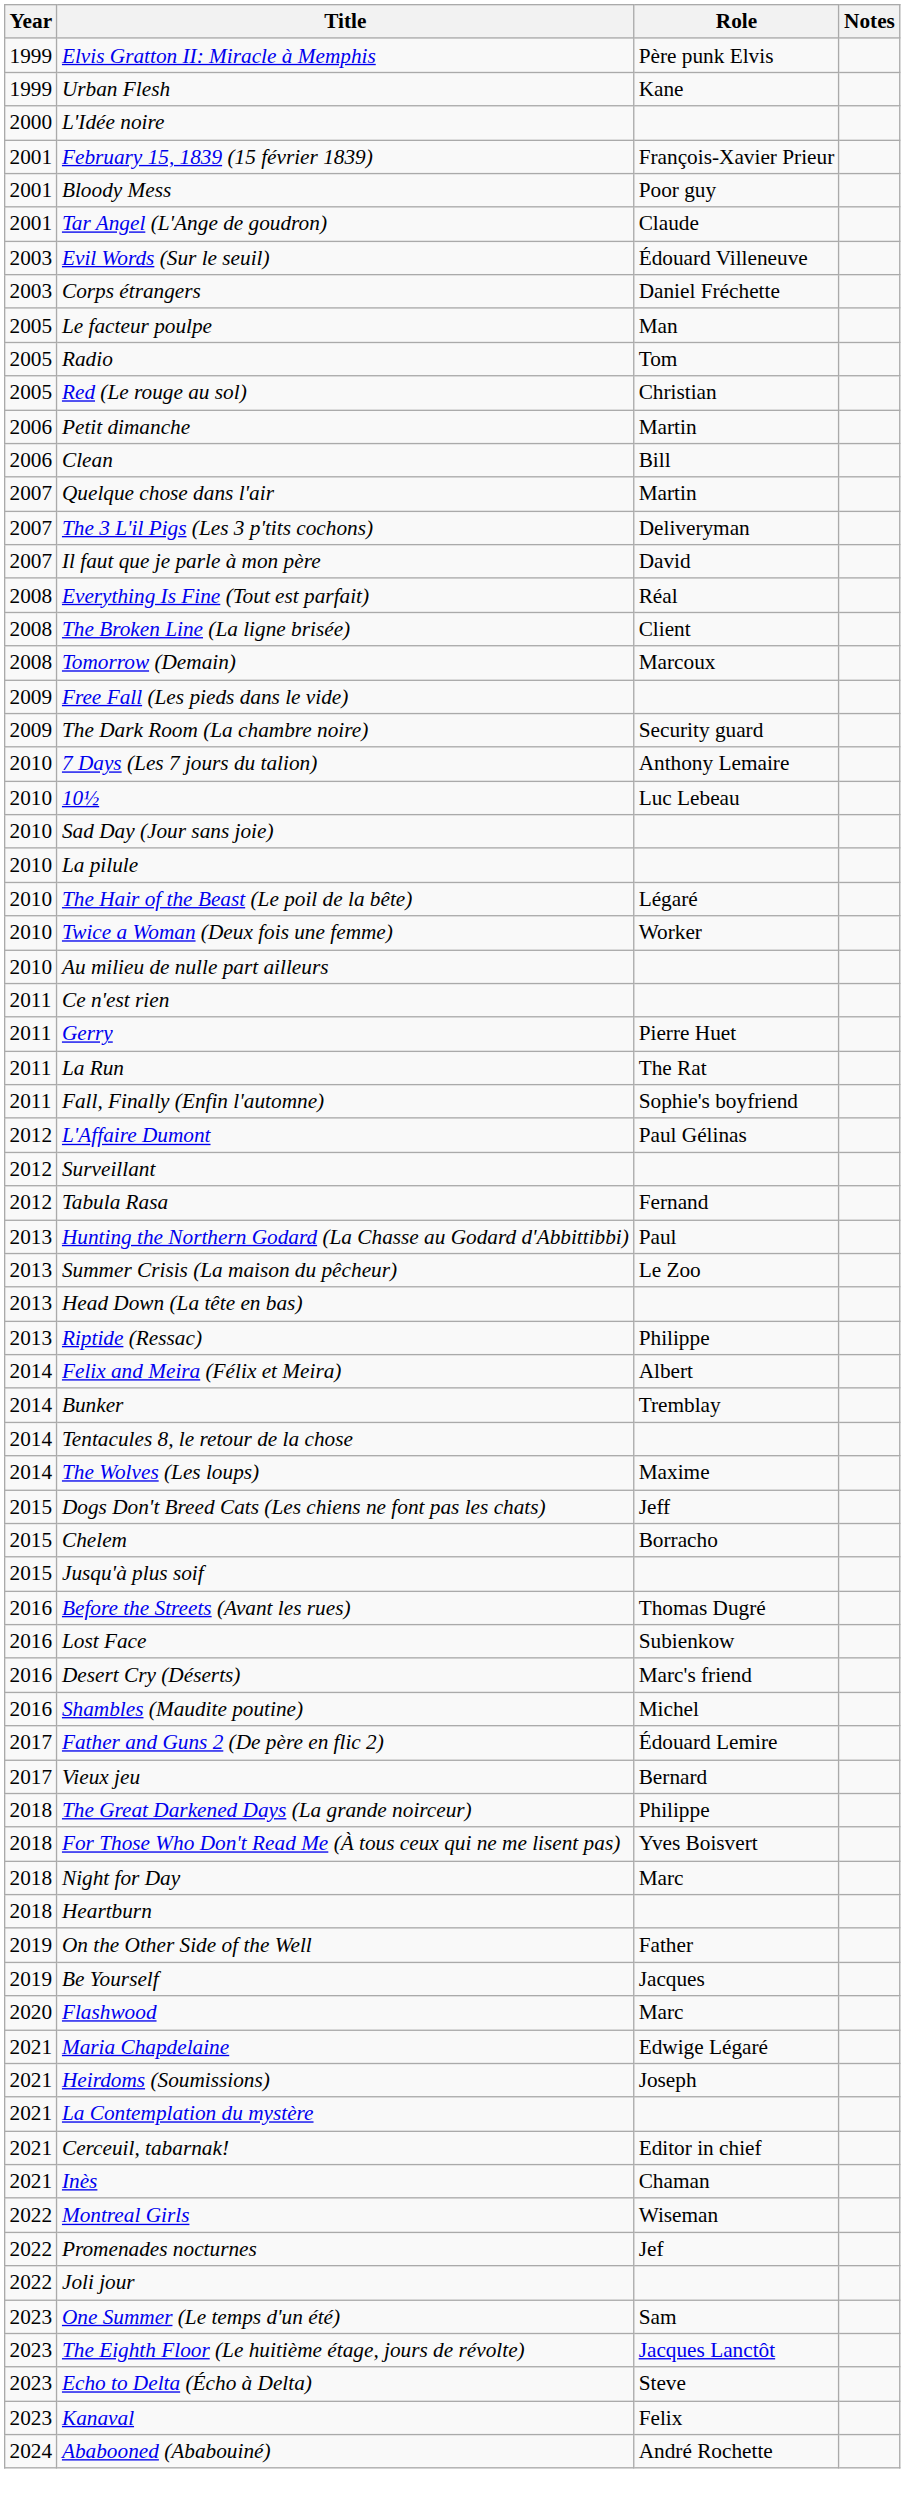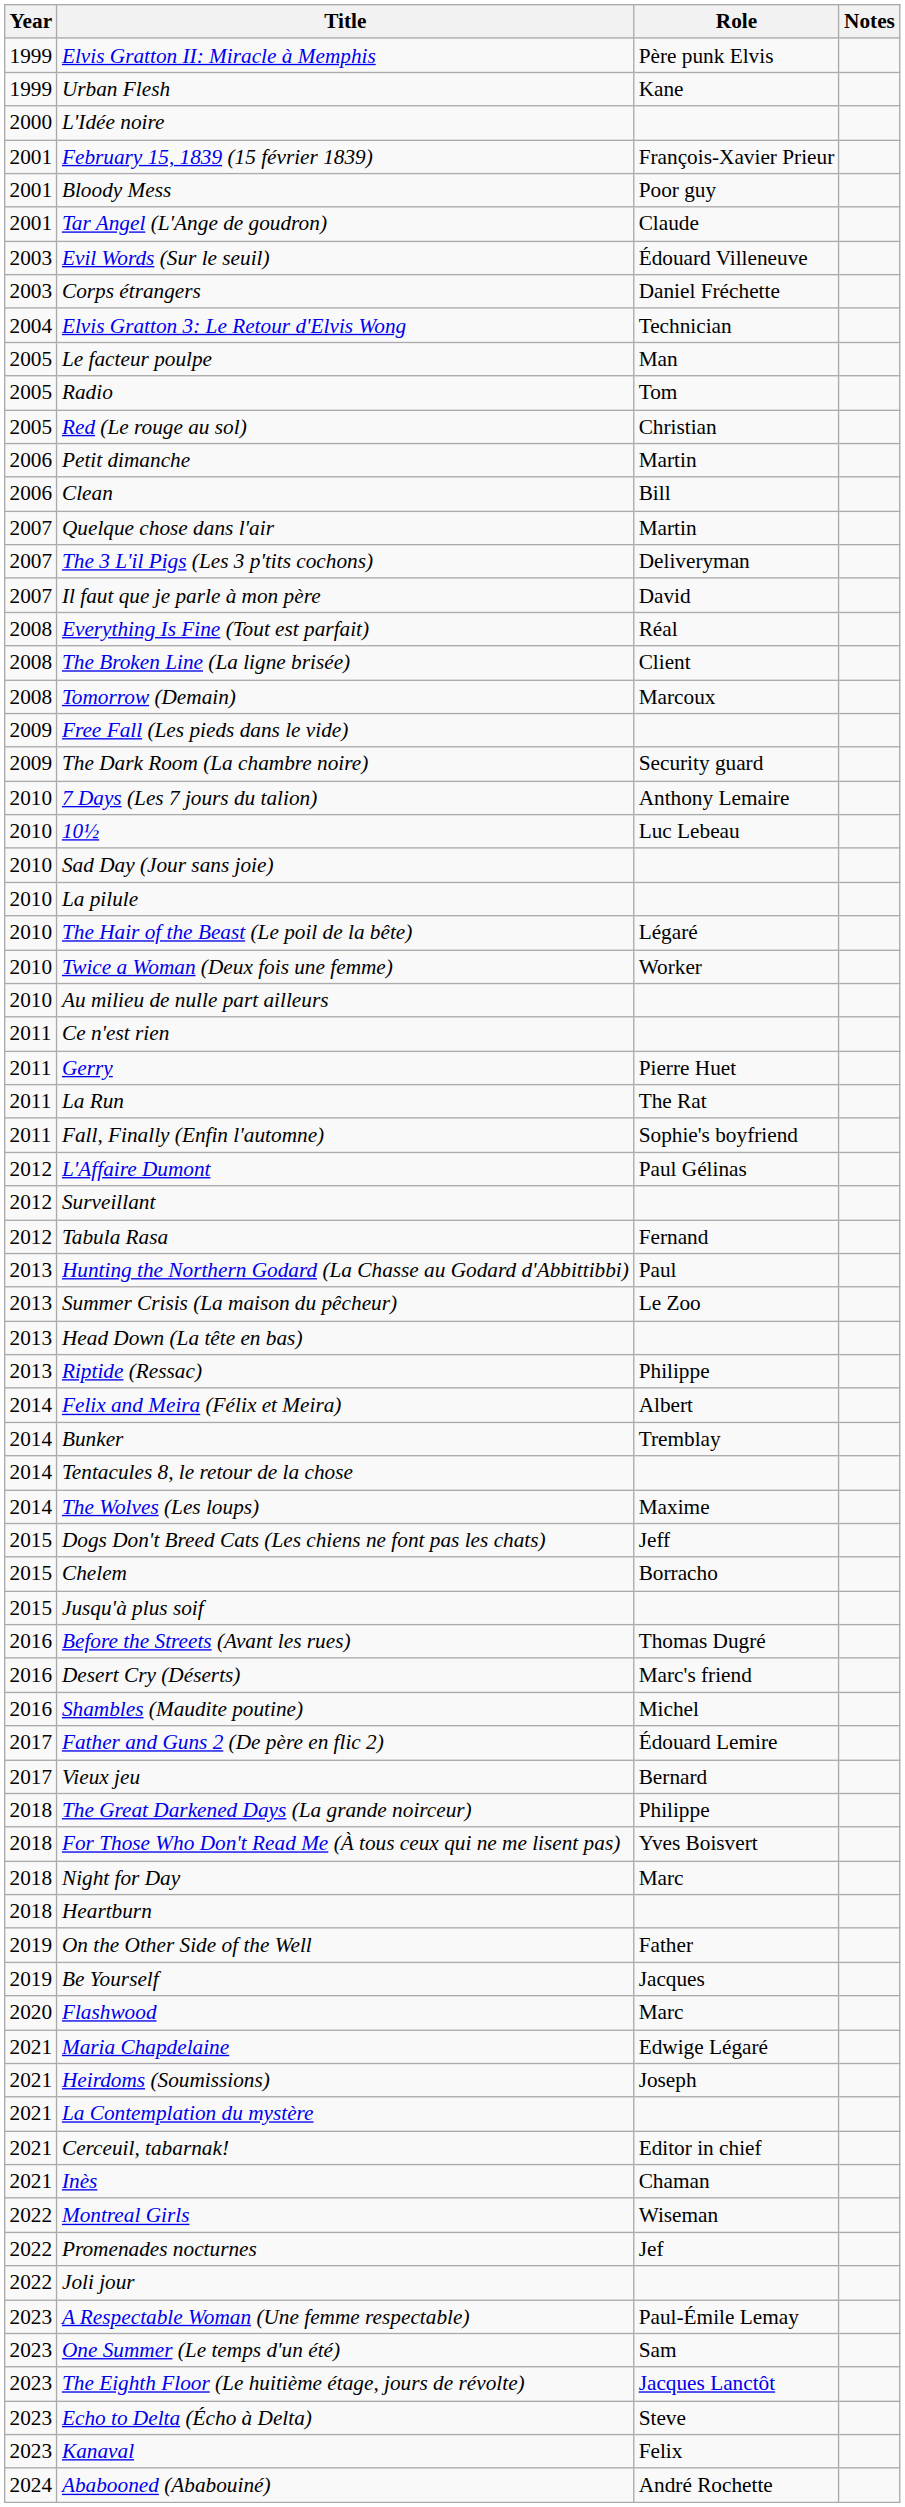+ row: (234, 325)
- row: (104, 1641)
+ row: (266, 2316)
